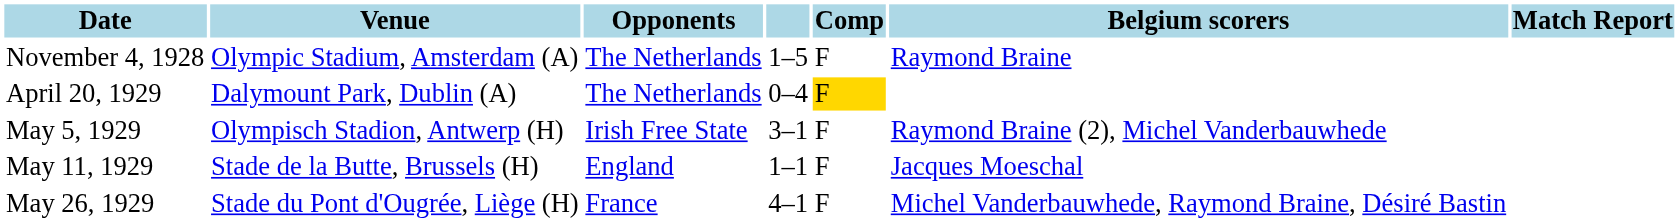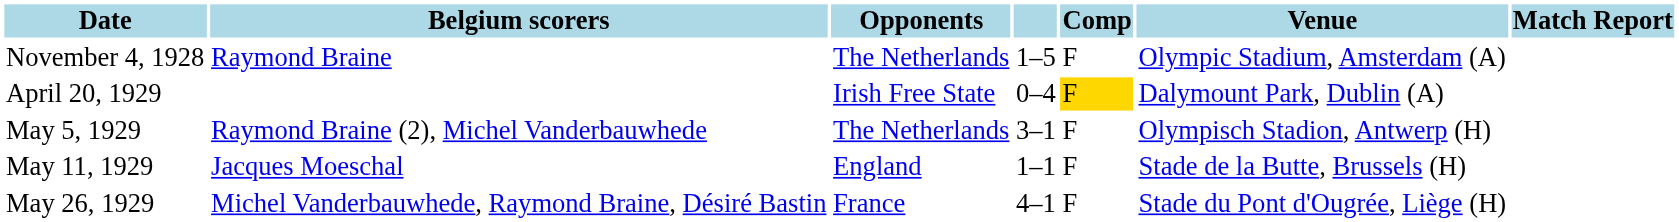columns swapped: (395, 20) <-> (1198, 20)
(674, 93) The Netherlands -> (914, 93) Irish Free State
(667, 130) Irish Free State -> (921, 130) The Netherlands
